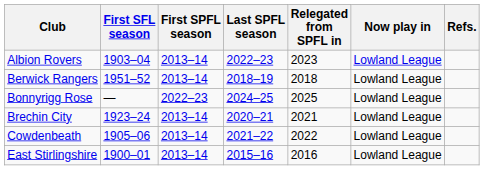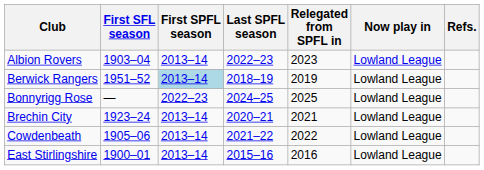(184, 79) no background -> (184, 79) lightblue background
(304, 79) 2018 -> (304, 79) 2019
